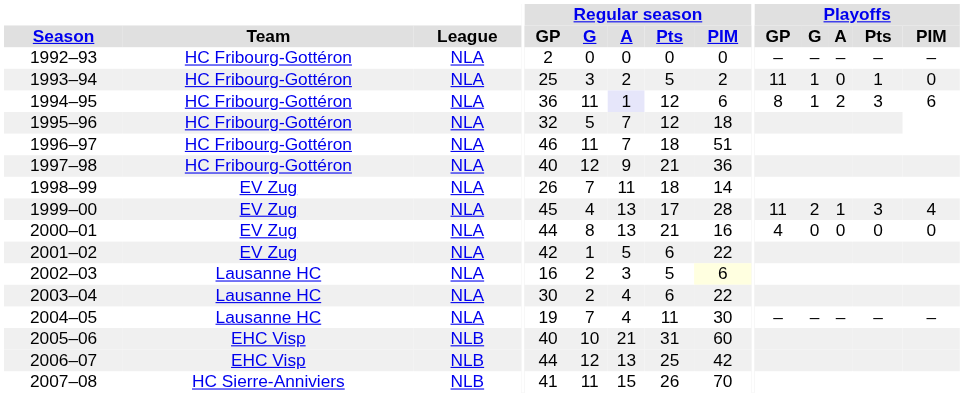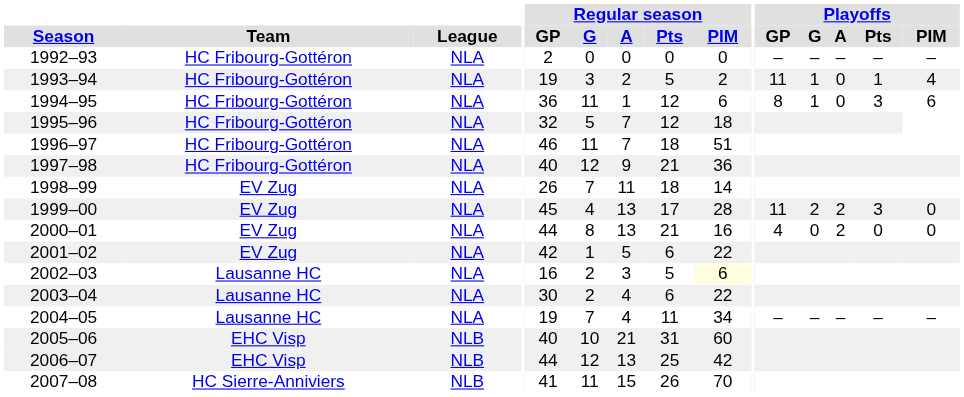(548, 79) 25 -> (548, 79) 19
(931, 79) 0 -> (931, 79) 4
(626, 101) lavender background -> (626, 101) no background
(841, 101) 2 -> (841, 101) 0
(841, 209) 1 -> (841, 209) 2
(931, 209) 4 -> (931, 209) 0
(841, 230) 0 -> (841, 230) 2
(723, 317) 30 -> (723, 317) 34
